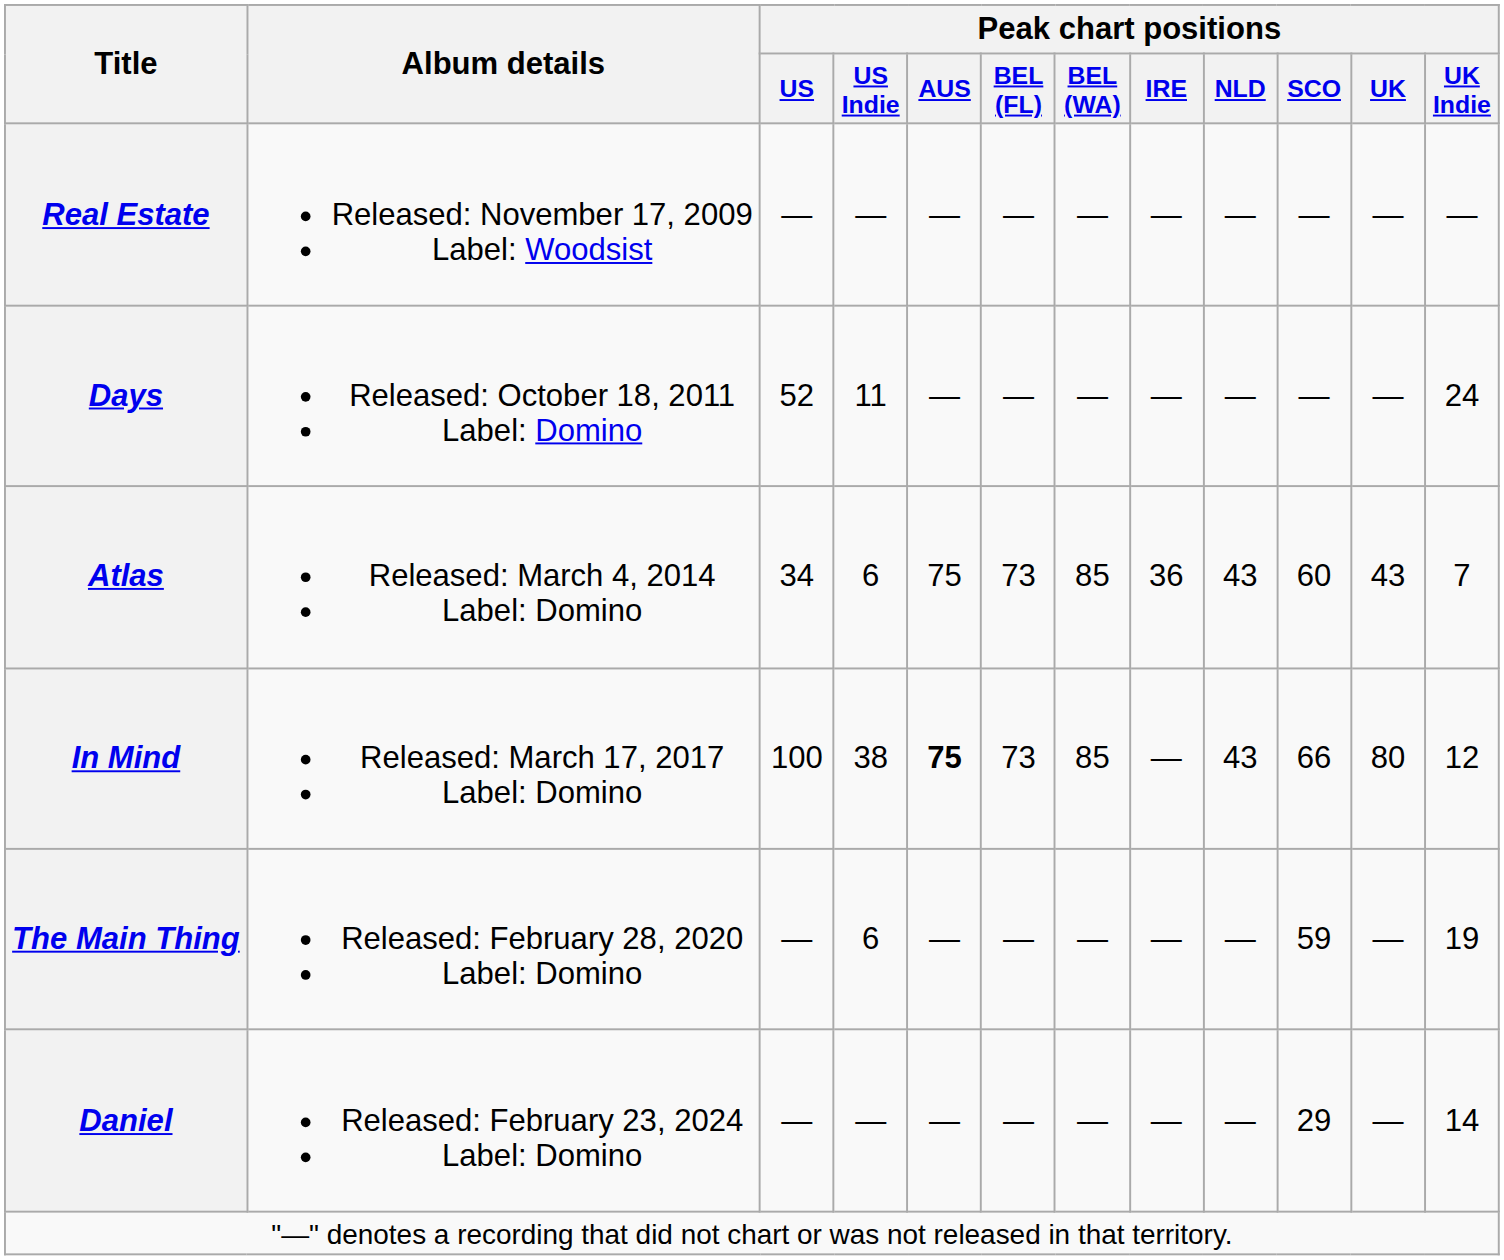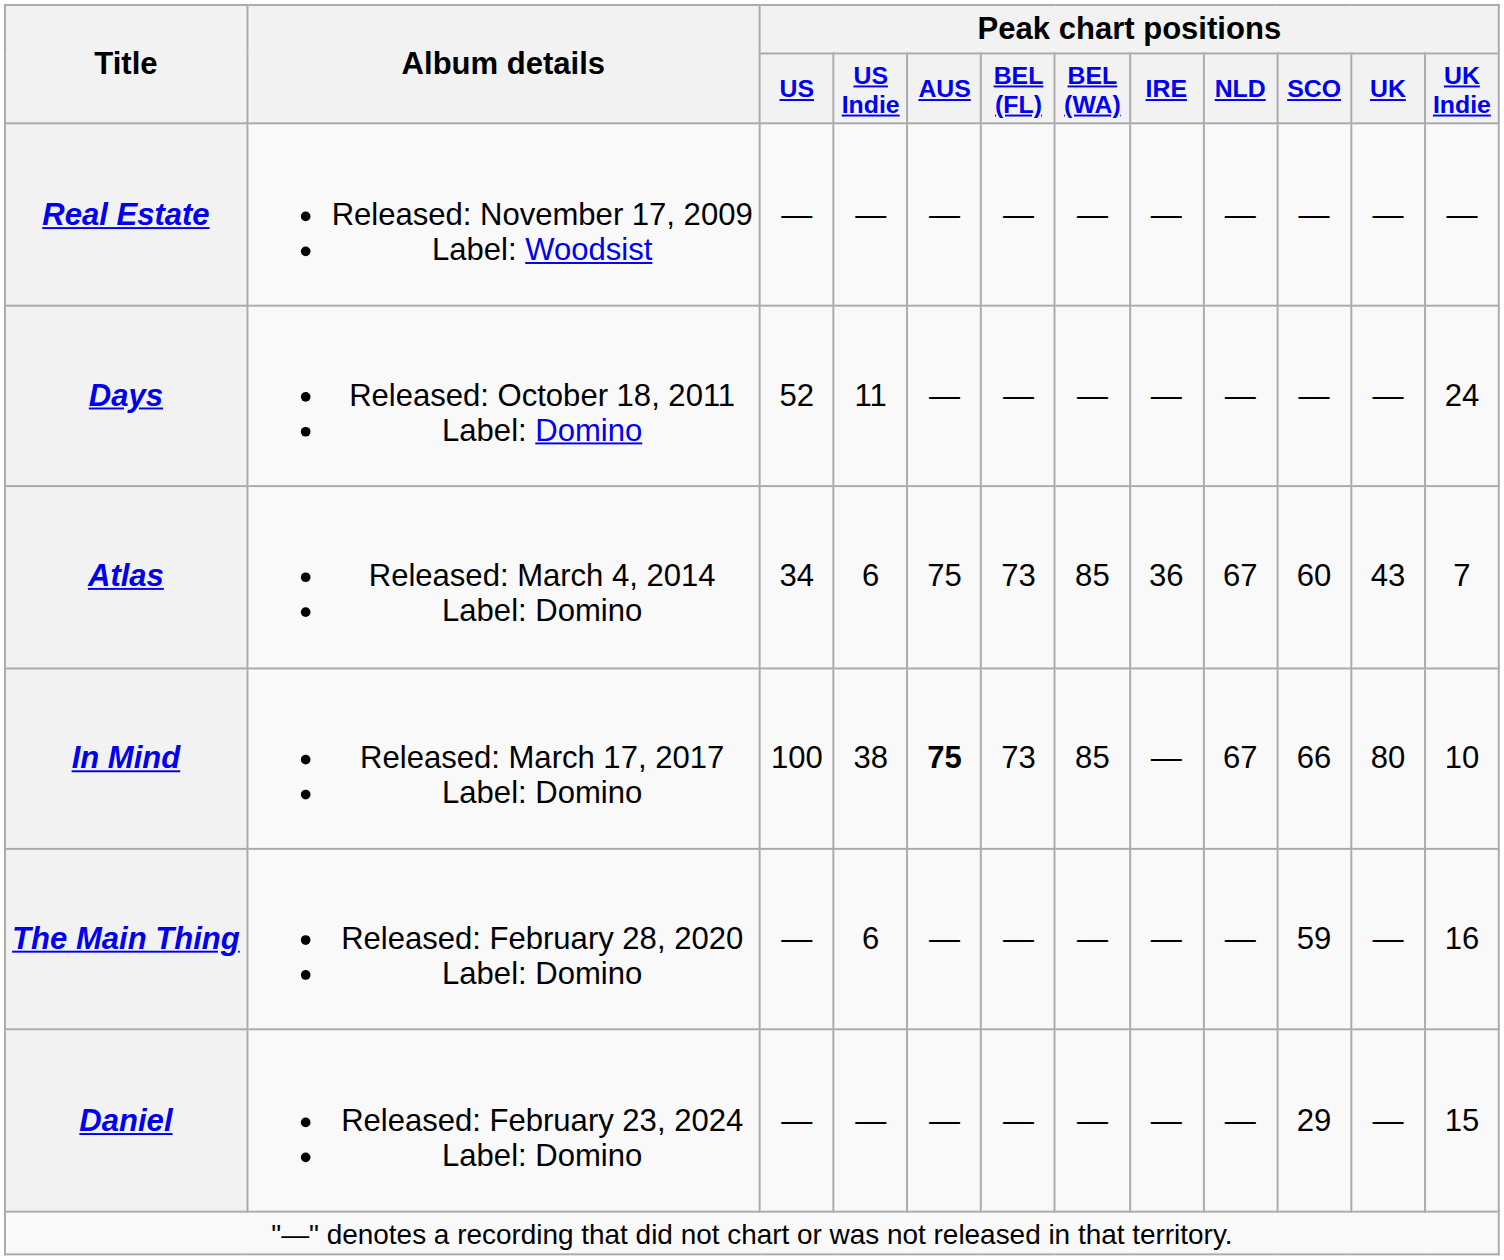(1240, 576) 43 -> (1240, 576) 67
(1240, 757) 43 -> (1240, 757) 67
(1462, 757) 12 -> (1462, 757) 10
(1462, 938) 19 -> (1462, 938) 16
(1462, 1120) 14 -> (1462, 1120) 15
